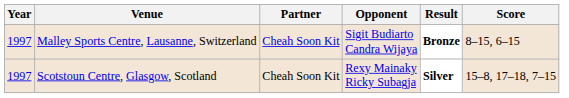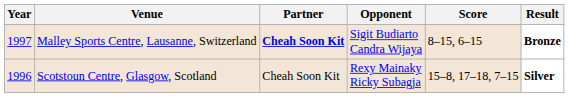columns swapped: (511, 14) <-> (441, 14)
(301, 41) normal -> (303, 41) bold
(19, 76) 1997 -> (19, 76) 1996
